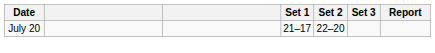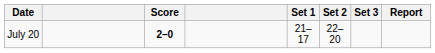+ column: (165, 13)
